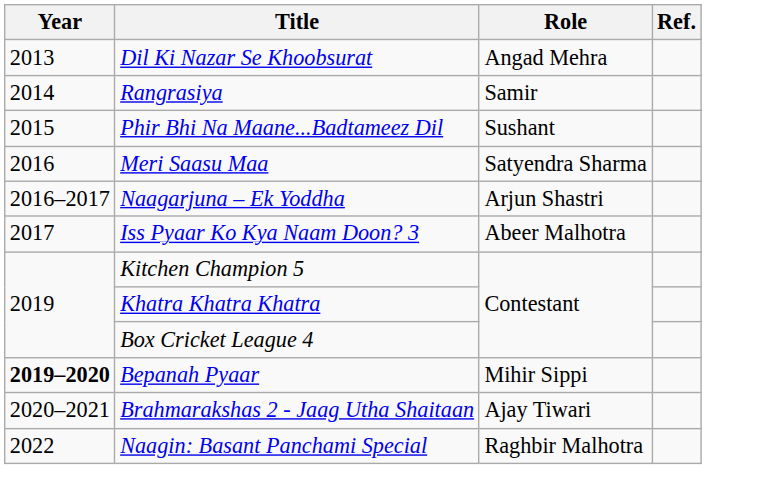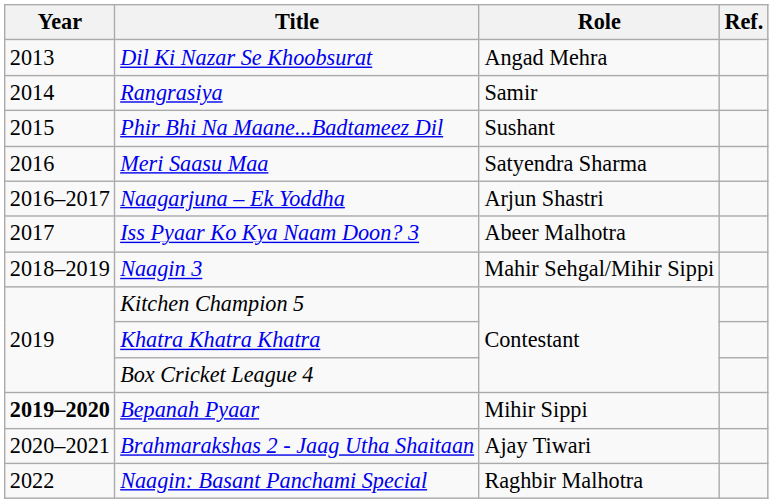+ row: (161, 269)
